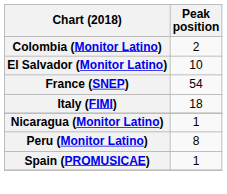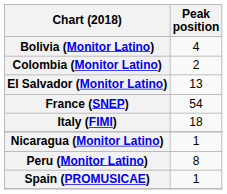+ row: (87, 46)
(196, 65) 10 -> (196, 84) 13
